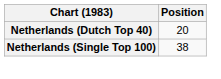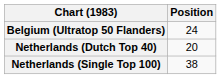+ row: (86, 30)
